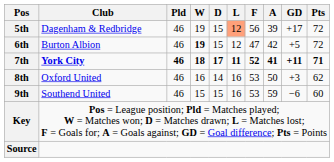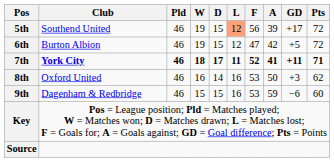(91, 28) Dagenham & Redbridge -> (76, 28) Southend United
(200, 45) bold -> (200, 45) normal
(76, 93) Southend United -> (91, 93) Dagenham & Redbridge
